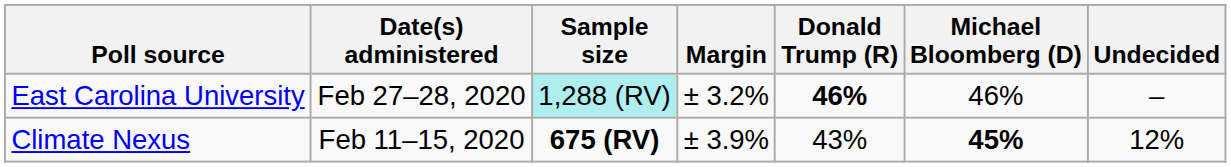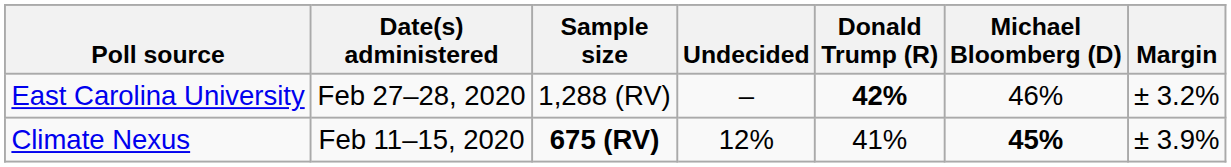columns swapped: (726, 54) <-> (1157, 54)
(605, 96) paleturquoise background -> (605, 96) no background
(840, 96) 46% -> (880, 96) 42%
(840, 140) 43% -> (880, 140) 41%
